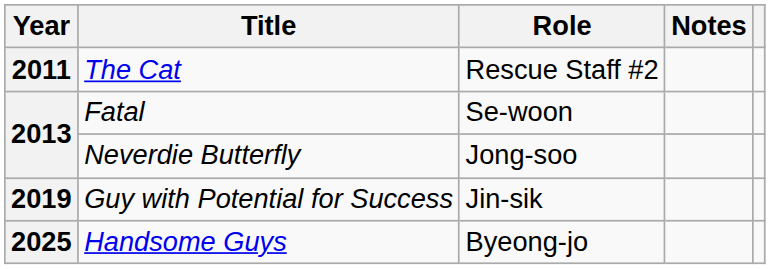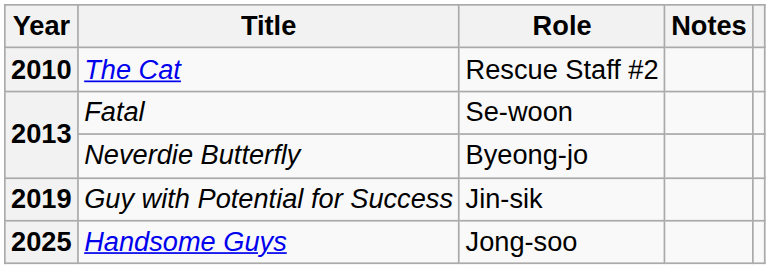(41, 69) 2011 -> (41, 69) 2010
(522, 155) Jong-soo -> (527, 155) Byeong-jo
(527, 241) Byeong-jo -> (522, 241) Jong-soo
